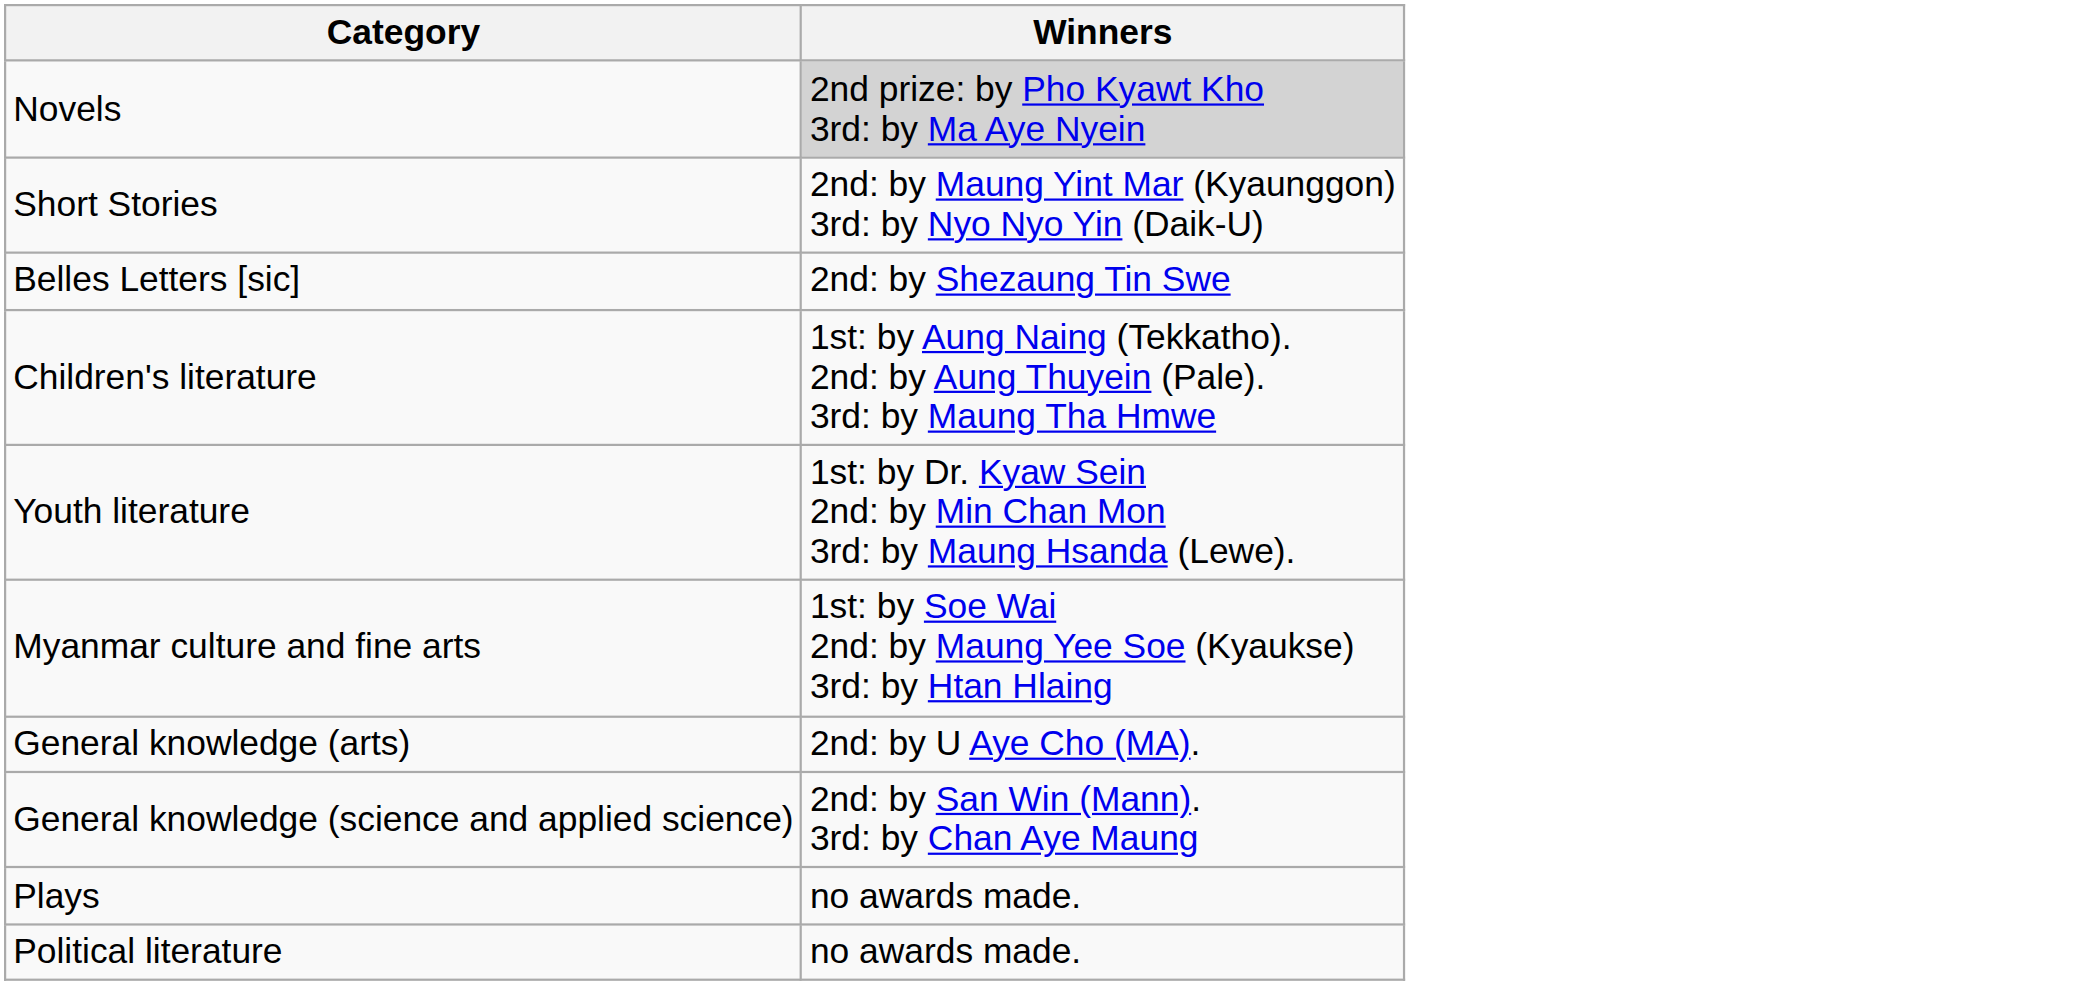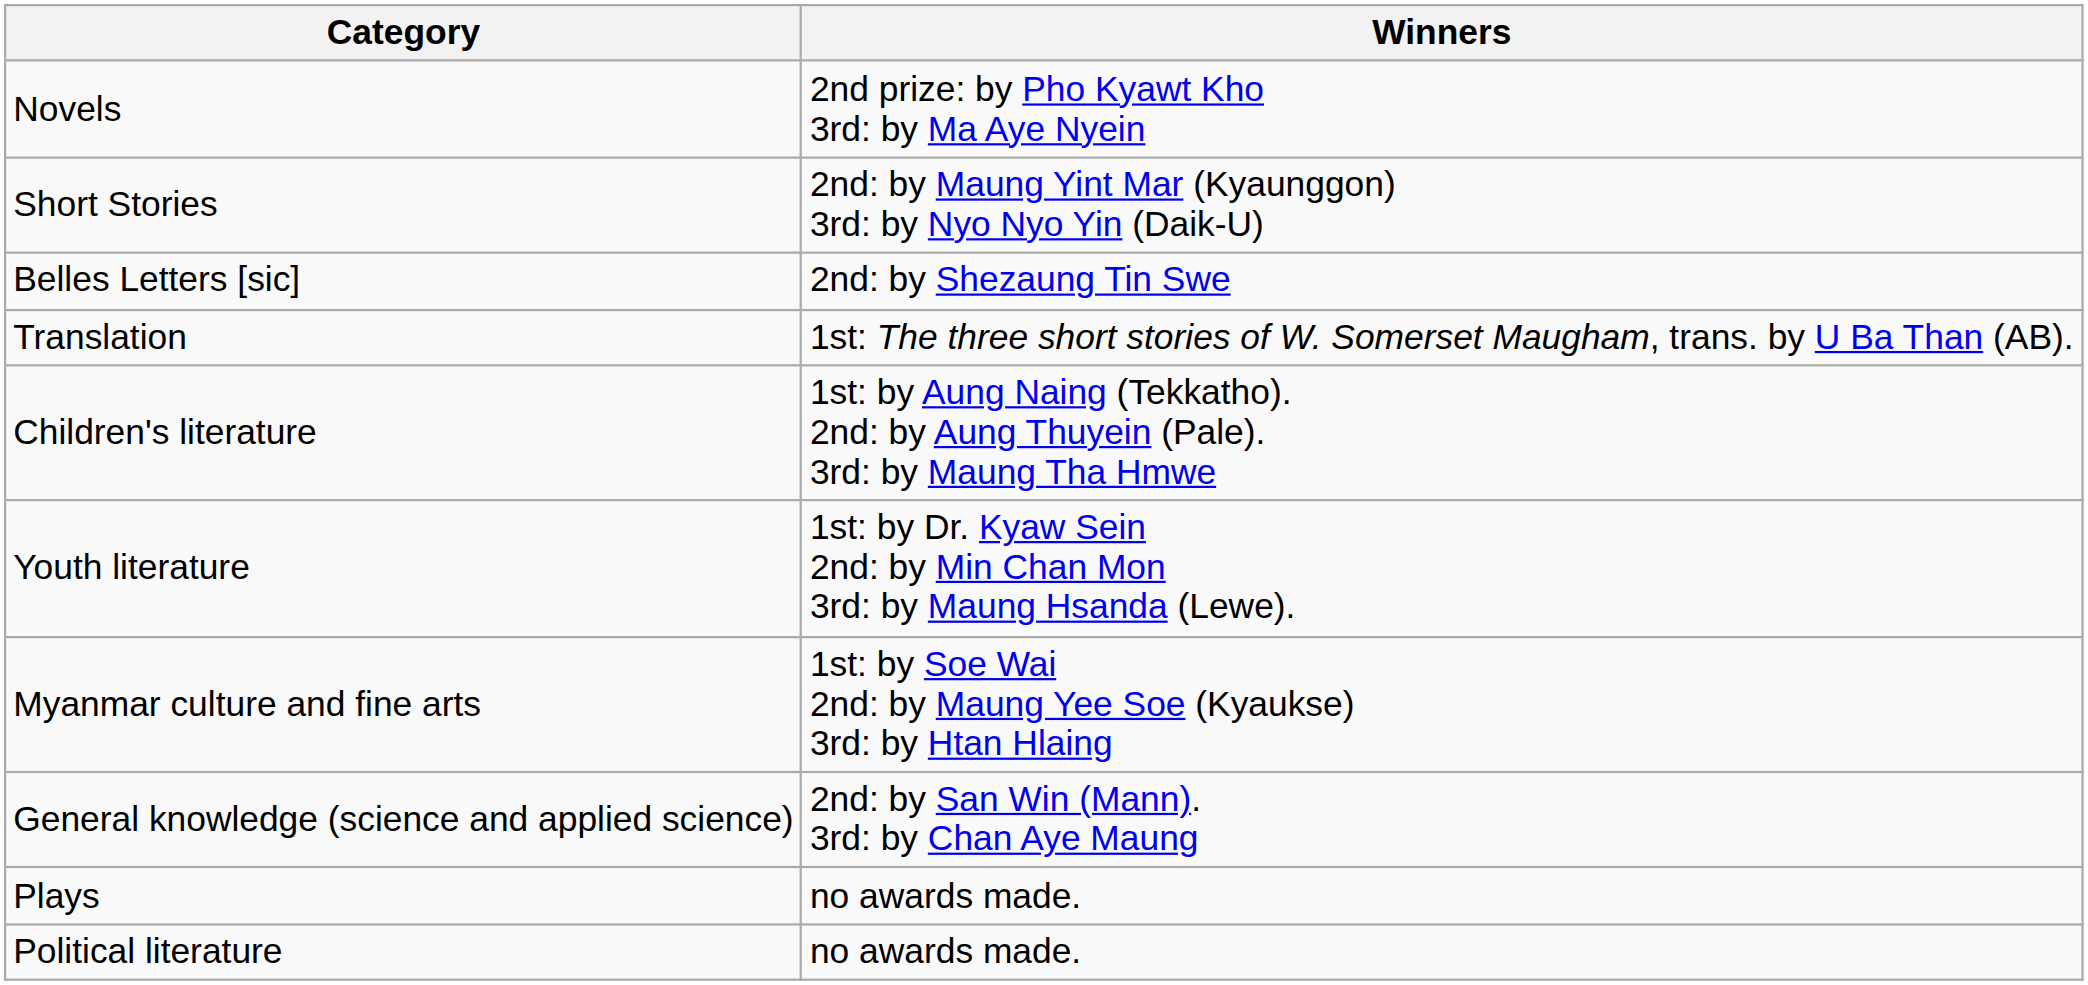(1037, 108) lightgrey background -> (1037, 108) no background
+ row: (100, 336)
- row: (212, 743)
